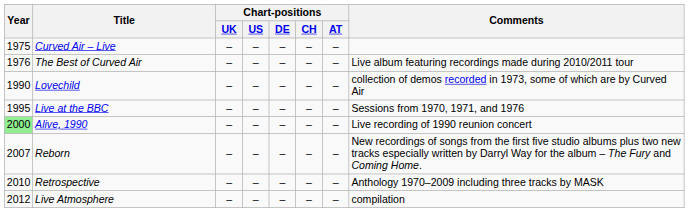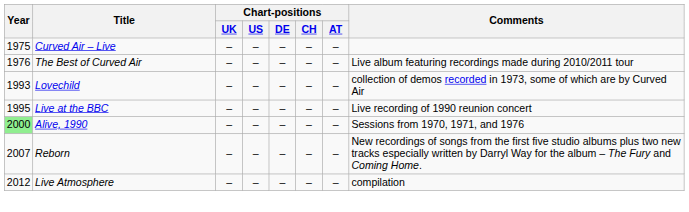(19, 85) 1990 -> (19, 85) 1993
(438, 108) Sessions from 1970, 1971, and 1976 -> (442, 108) Live recording of 1990 reunion concert
(442, 125) Live recording of 1990 reunion concert -> (438, 125) Sessions from 1970, 1971, and 1976
- row: (67, 182)
